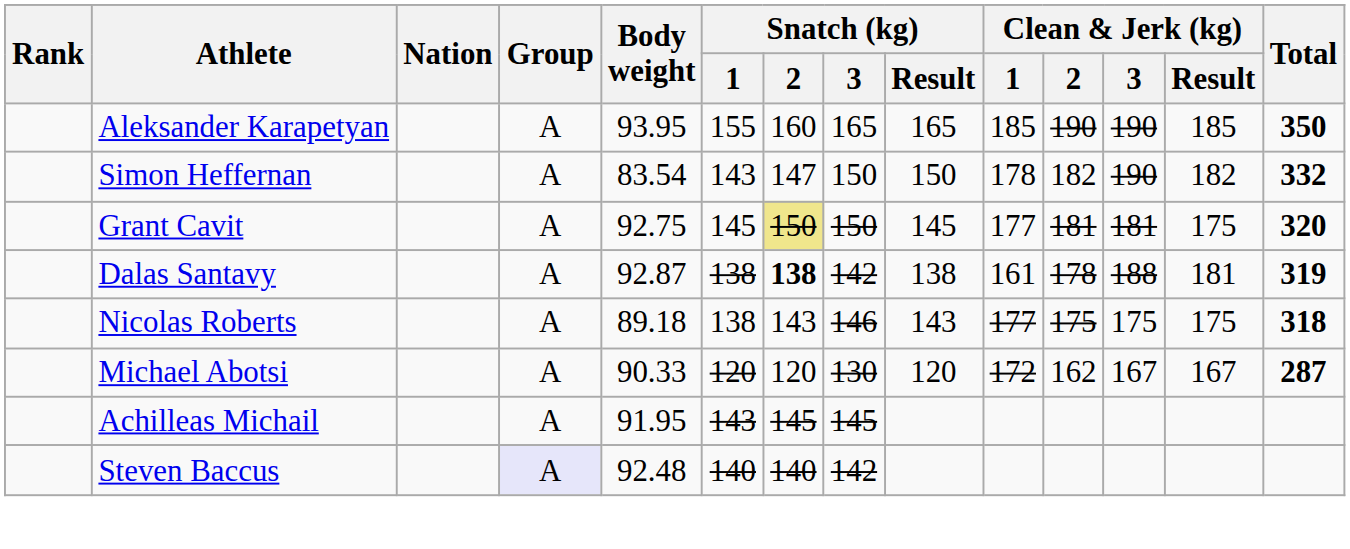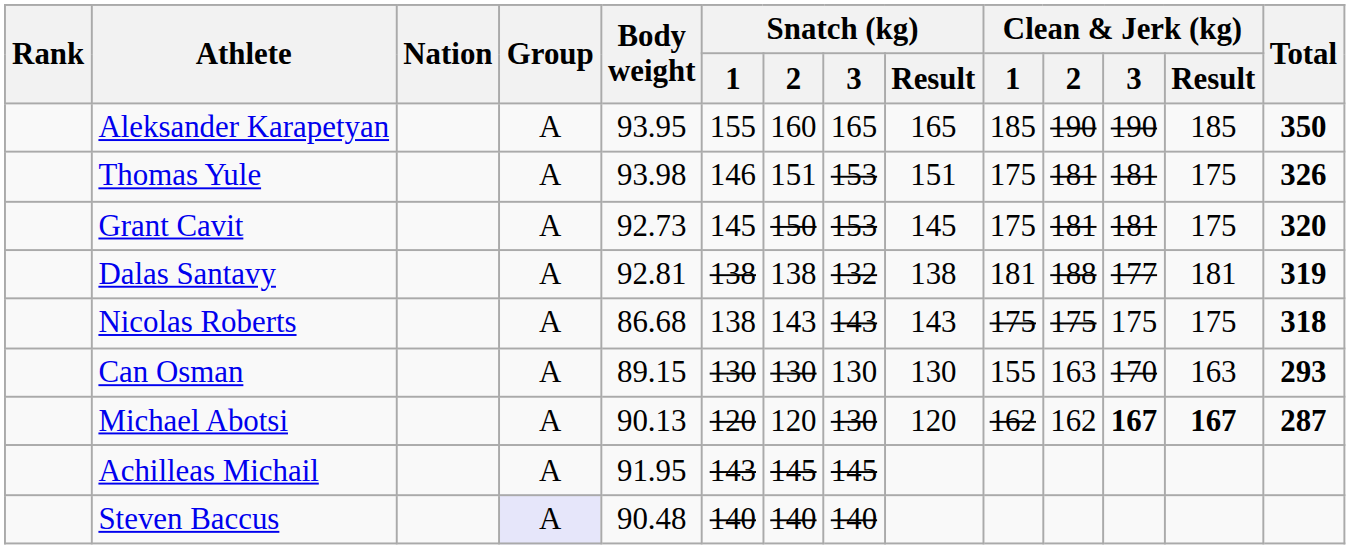- row: (205, 175)
+ row: (180, 175)
(652, 224) 92.75 -> (652, 224) 92.73
(793, 224) khaki background -> (793, 224) no background
(854, 224) 150 -> (854, 224) 153
(1013, 224) 177 -> (1013, 224) 175
(652, 273) 92.87 -> (652, 273) 92.81
(793, 273) bold -> (793, 273) normal
(854, 273) 142 -> (854, 273) 132
(1013, 273) 161 -> (1013, 273) 181
(1073, 273) 178 -> (1073, 273) 188
(1134, 273) 188 -> (1134, 273) 177
(652, 322) 89.18 -> (652, 322) 86.68
(854, 322) 146 -> (854, 322) 143
(1013, 322) 177 -> (1013, 322) 175
+ row: (171, 371)
(652, 371) 90.33 -> (652, 420) 90.13
(1013, 371) 172 -> (1013, 420) 162
(1134, 371) normal -> (1134, 420) bold
(1213, 371) normal -> (1213, 420) bold
(652, 469) 92.48 -> (652, 518) 90.48
(854, 469) 142 -> (854, 518) 140
